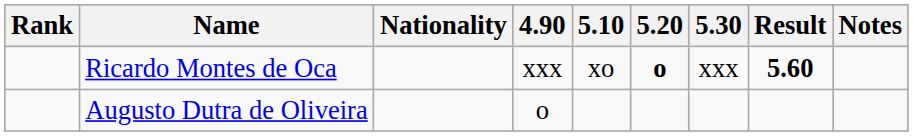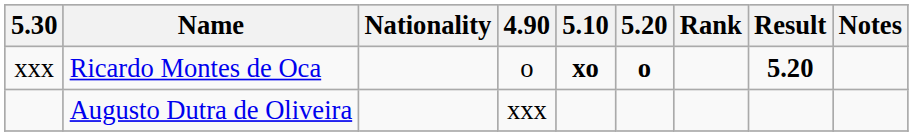columns swapped: (42, 25) <-> (719, 25)
(542, 67) xxx -> (527, 67) o
(601, 67) normal -> (586, 67) bold
(790, 67) 5.60 -> (790, 67) 5.20
(542, 109) o -> (527, 109) xxx
